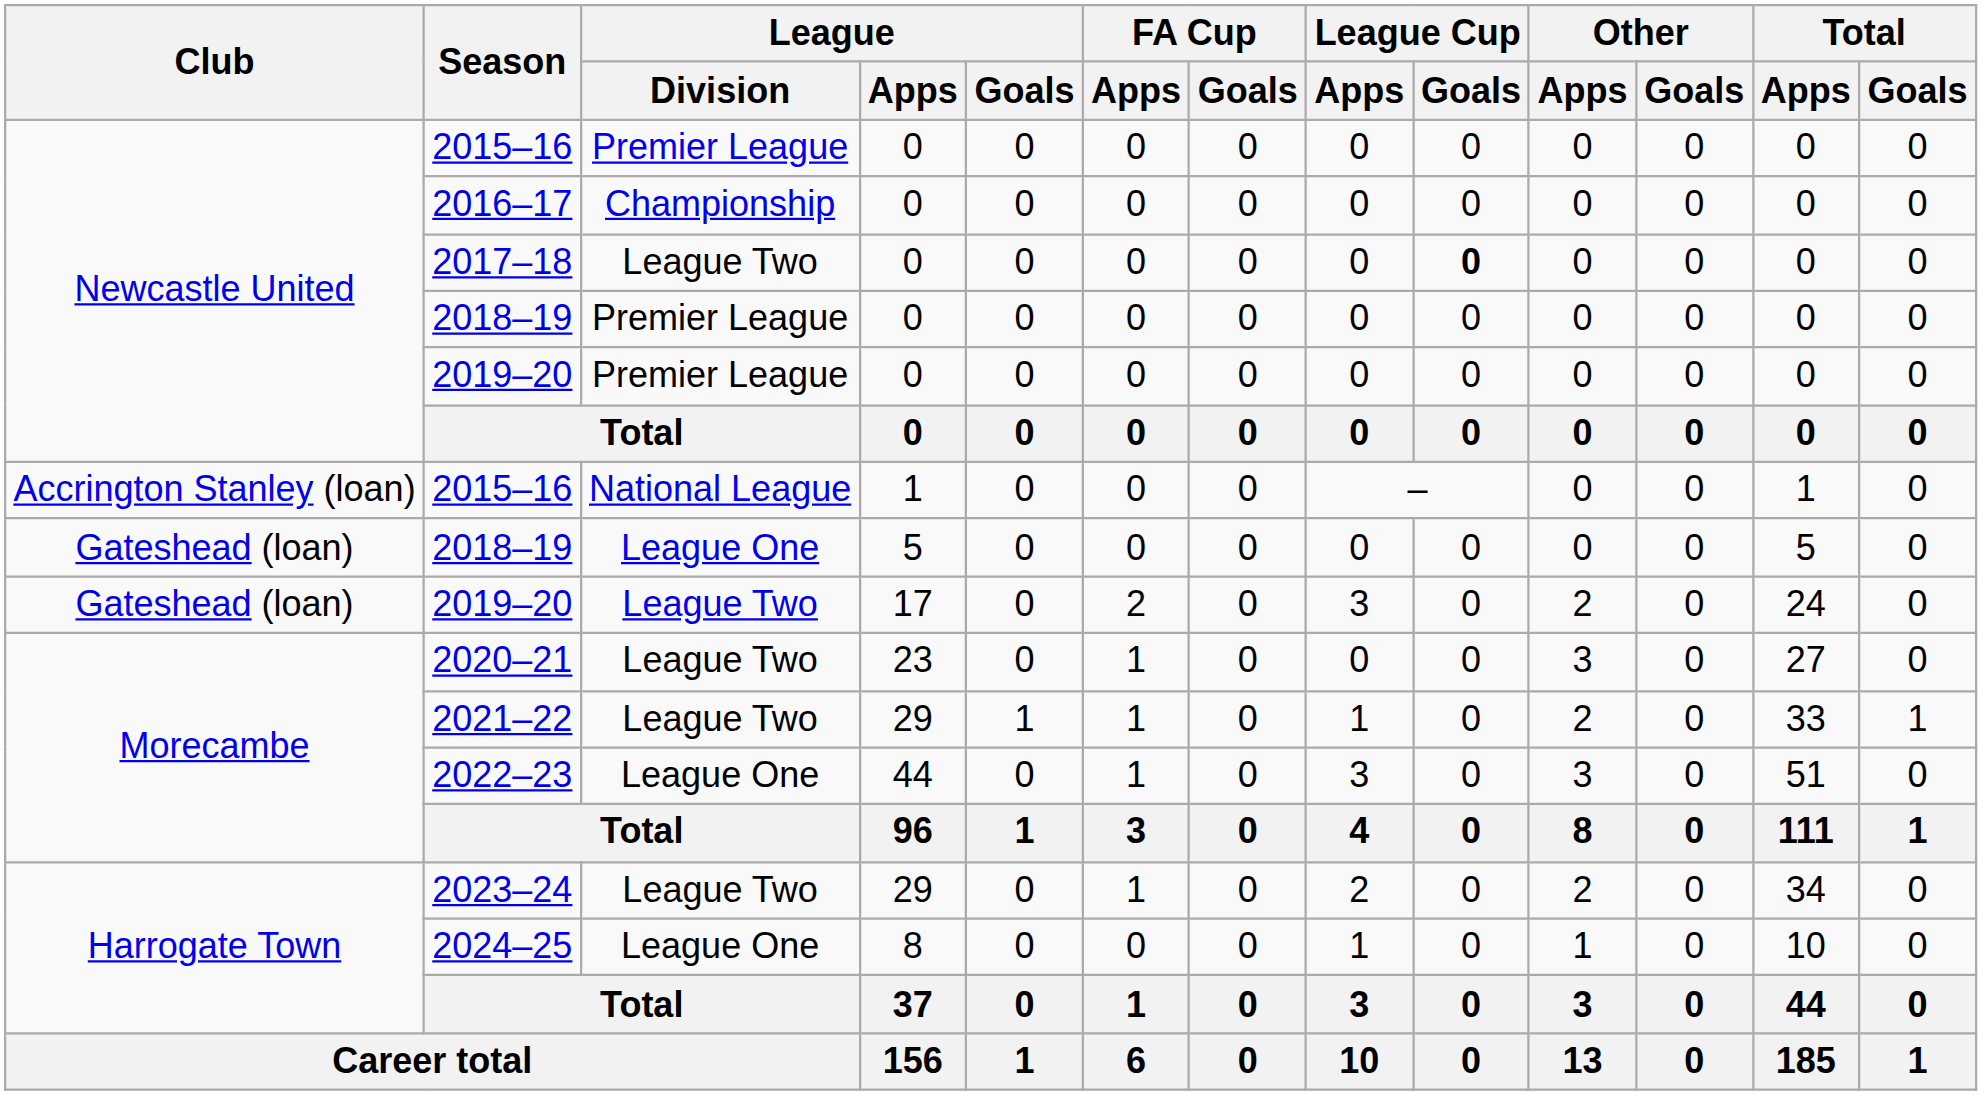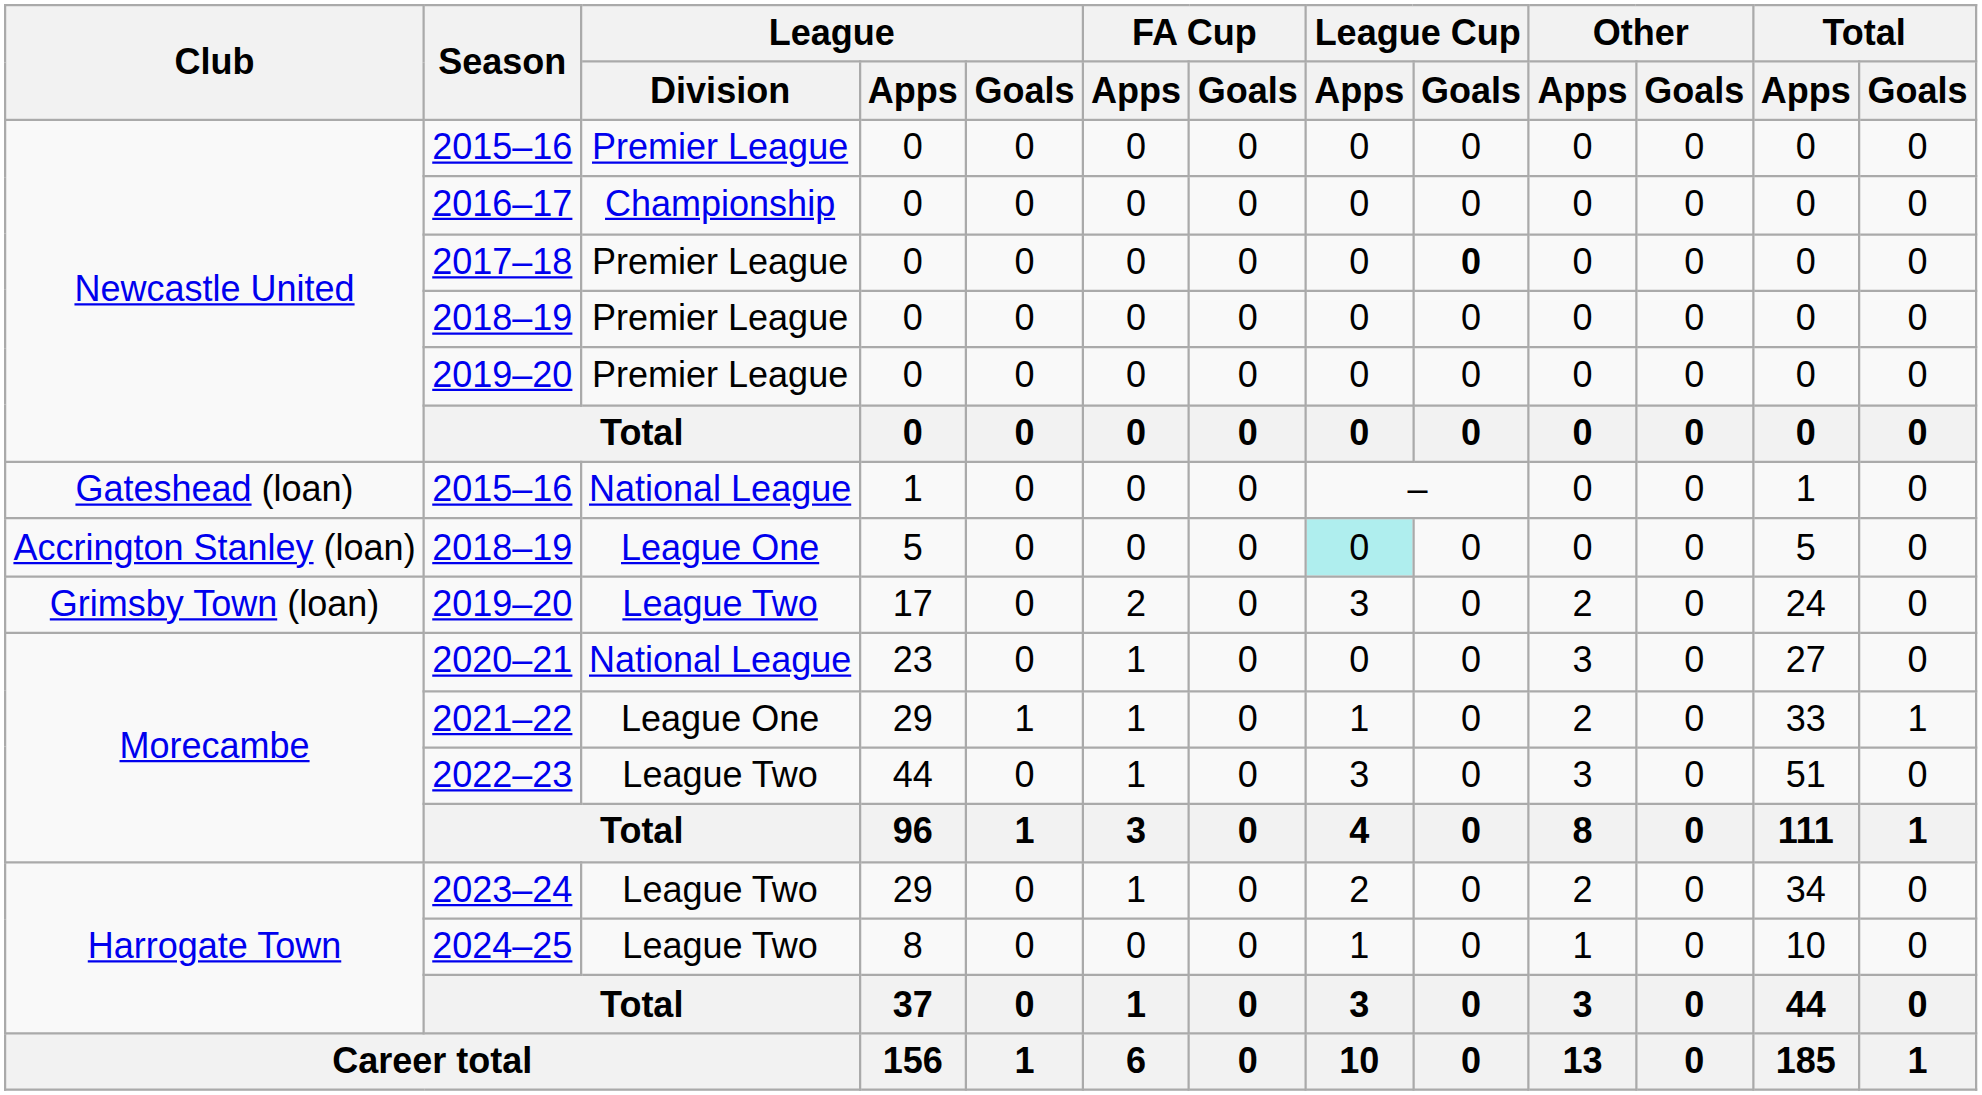(720, 261) League Two -> (720, 261) Premier League
(215, 489) Accrington Stanley (loan) -> (215, 489) Gateshead (loan)
(215, 546) Gateshead (loan) -> (215, 546) Accrington Stanley (loan)
(1359, 546) no background -> (1359, 546) paleturquoise background
(215, 603) Gateshead (loan) -> (215, 603) Grimsby Town (loan)
(720, 661) League Two -> (720, 661) National League
(720, 718) League Two -> (720, 718) League One
(720, 775) League One -> (720, 775) League Two
(720, 946) League One -> (720, 946) League Two
